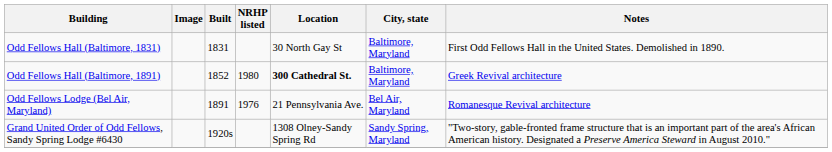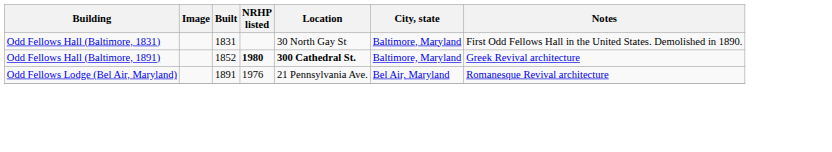(248, 76) normal -> (253, 58) bold
- row: (85, 133)
